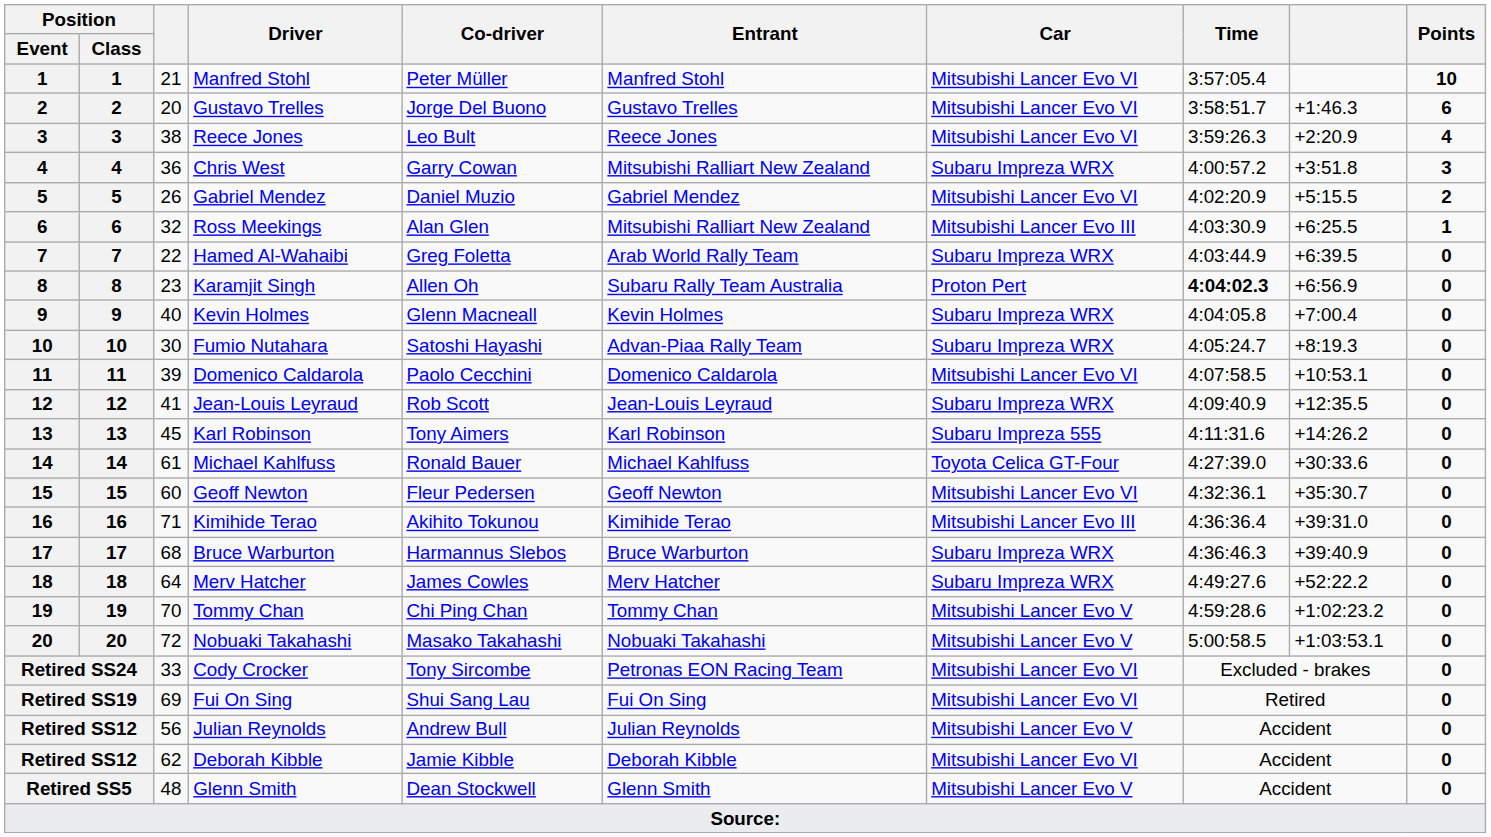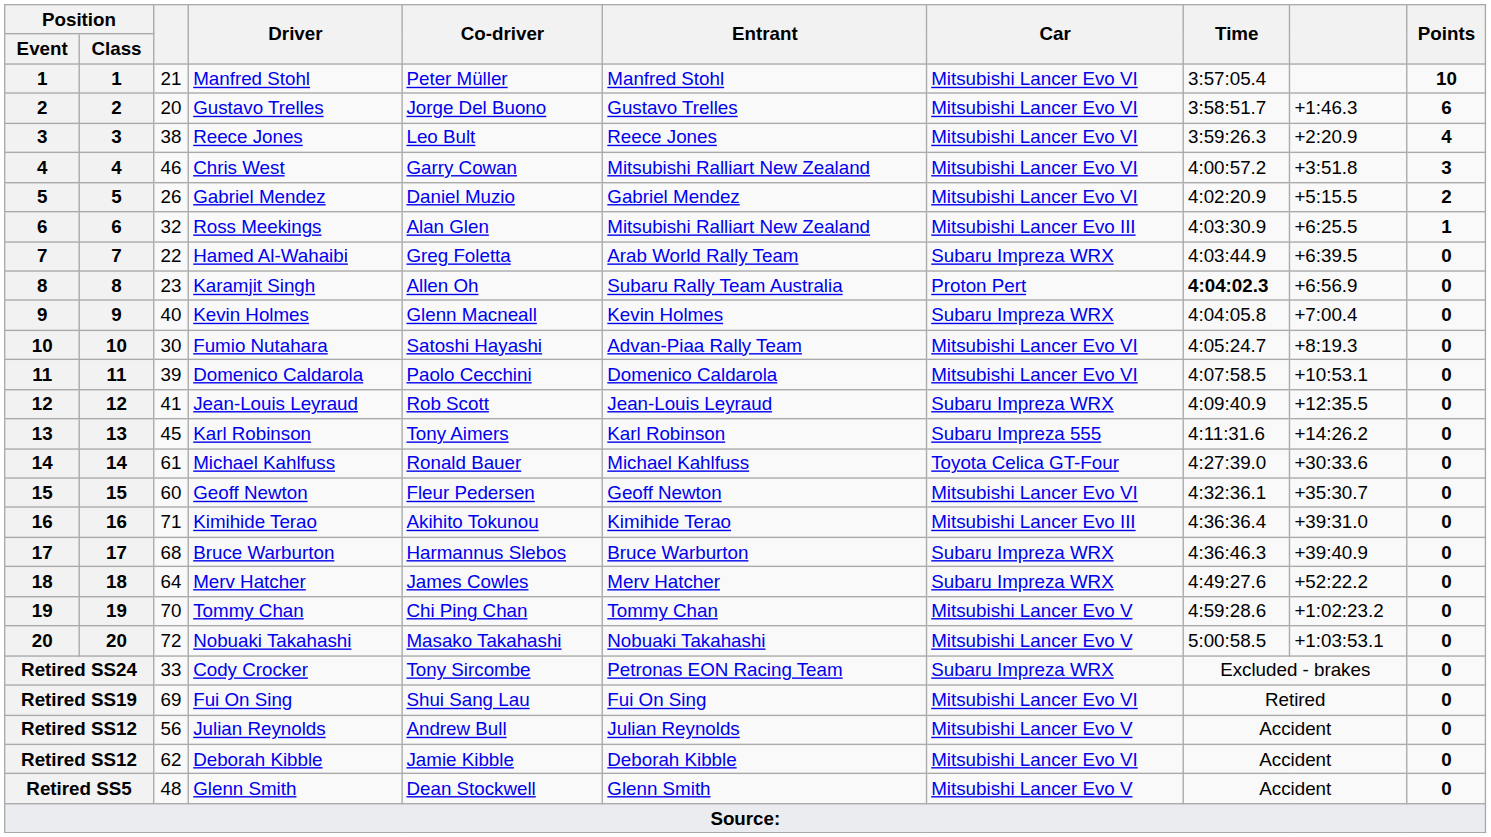(171, 167) 36 -> (171, 167) 46
(1022, 167) Subaru Impreza WRX -> (1034, 167) Mitsubishi Lancer Evo VI
(1022, 344) Subaru Impreza WRX -> (1034, 344) Mitsubishi Lancer Evo VI
(1034, 670) Mitsubishi Lancer Evo VI -> (1022, 670) Subaru Impreza WRX
